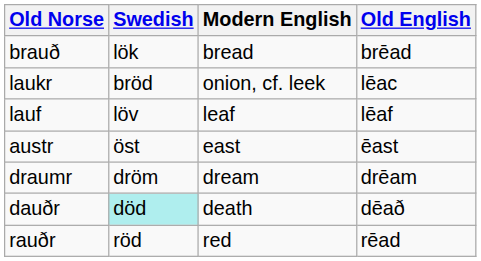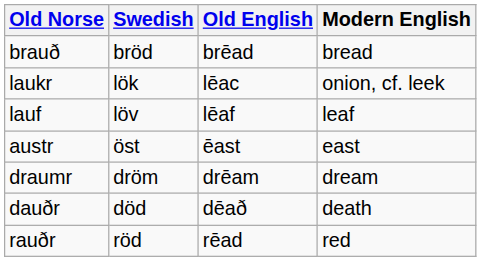columns swapped: (416, 20) <-> (277, 20)
(126, 51) lök -> (133, 51) bröd
(133, 83) bröd -> (126, 83) lök
(130, 209) paleturquoise background -> (130, 209) no background
